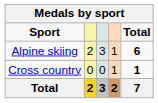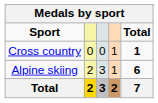rows swapped: (45, 51) <-> (45, 70)
